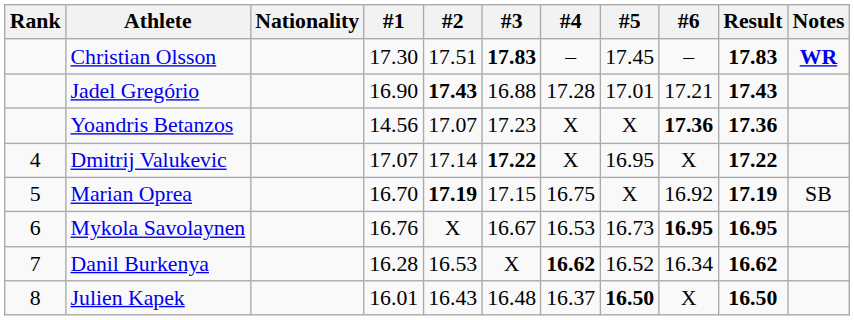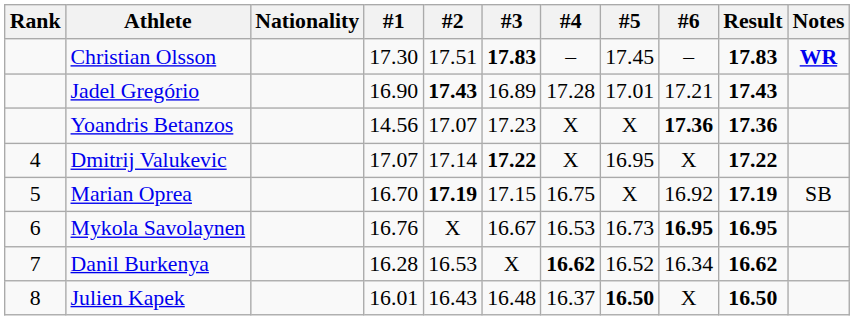(512, 90) 16.88 -> (512, 90) 16.89
